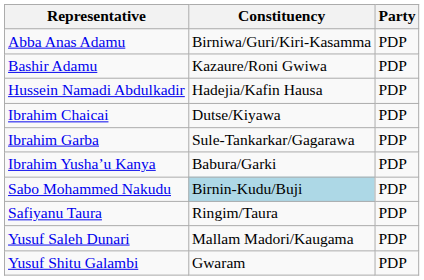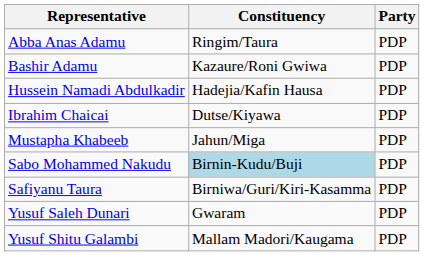(282, 41) Birniwa/Guri/Kiri-Kasamma -> (235, 41) Ringim/Taura
- row: (54, 139)
- row: (82, 164)
+ row: (68, 139)
(235, 213) Ringim/Taura -> (282, 189) Birniwa/Guri/Kiri-Kasamma
(273, 238) Mallam Madori/Kaugama -> (219, 213) Gwaram
(219, 262) Gwaram -> (273, 238) Mallam Madori/Kaugama
